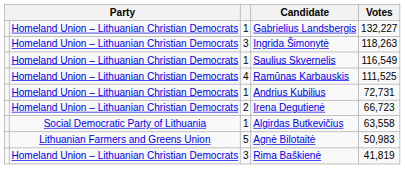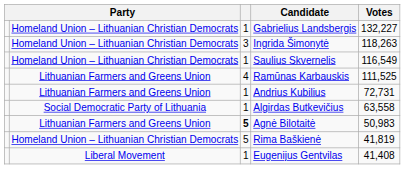(125, 76) Homeland Union – Lithuanian Christian Democrats -> (125, 76) Lithuanian Farmers and Greens Union
(125, 92) Homeland Union – Lithuanian Christian Democrats -> (125, 92) Lithuanian Farmers and Greens Union
- row: (289, 108)
(246, 140) normal -> (246, 124) bold
(246, 156) 3 -> (246, 140) 5
+ row: (298, 156)
